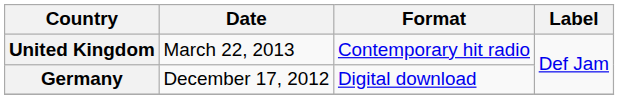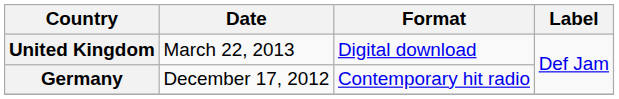(434, 49) Contemporary hit radio -> (407, 49) Digital download
(407, 79) Digital download -> (434, 79) Contemporary hit radio
